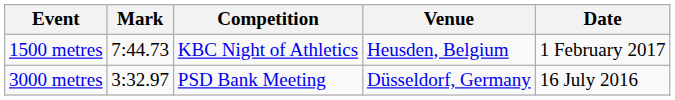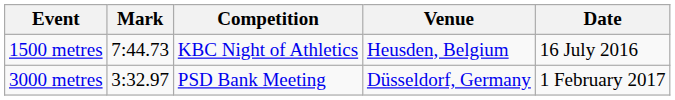(603, 49) 1 February 2017 -> (589, 49) 16 July 2016
(589, 79) 16 July 2016 -> (603, 79) 1 February 2017
